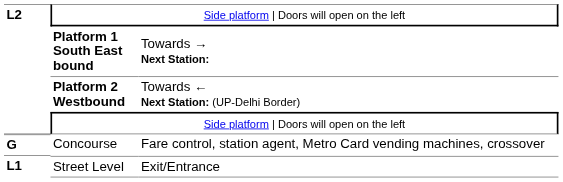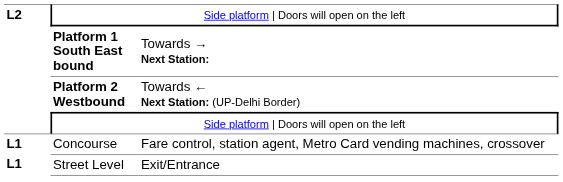(12, 145) G -> (14, 144) L1
